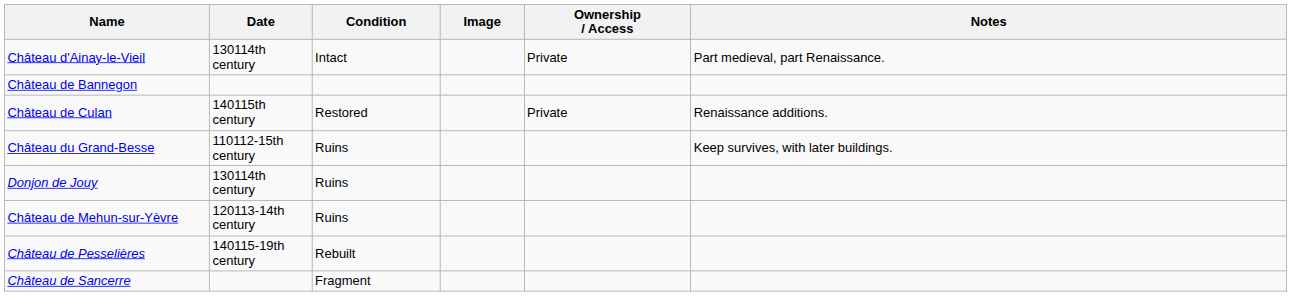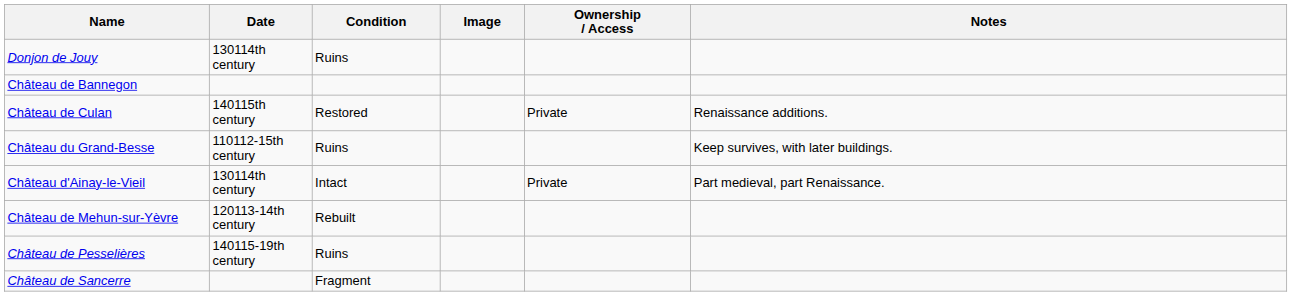rows swapped: (76, 57) <-> (52, 183)
(332, 218) Ruins -> (335, 218) Rebuilt
(335, 253) Rebuilt -> (332, 253) Ruins
